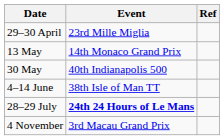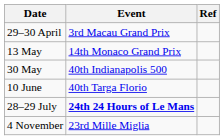(109, 32) 23rd Mille Miglia -> (119, 32) 3rd Macau Grand Prix
- row: (30, 87)
+ row: (24, 87)
(119, 125) 3rd Macau Grand Prix -> (109, 125) 23rd Mille Miglia
